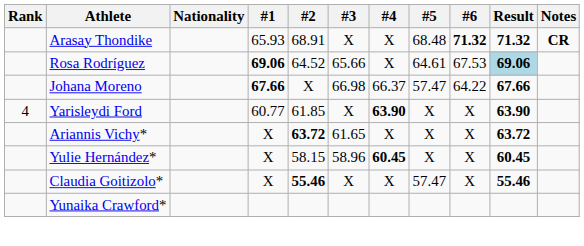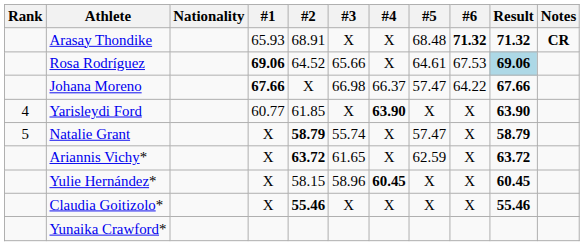+ row: (90, 134)
(429, 134) X -> (429, 157) 62.59
(429, 181) 57.47 -> (429, 205) X
